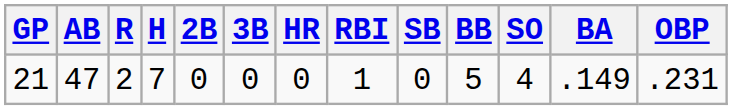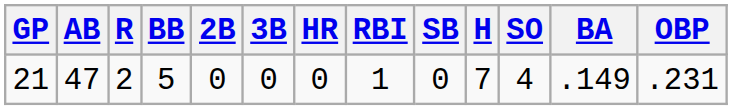columns swapped: (157, 30) <-> (473, 30)
